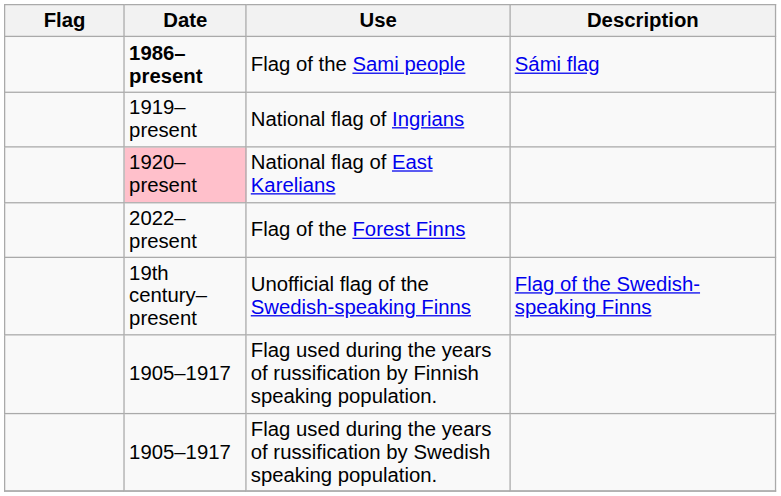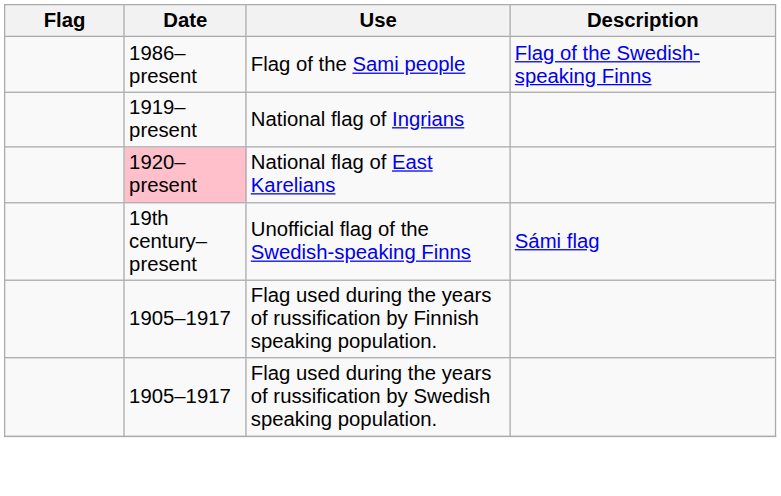(166, 64) bold -> (163, 64) normal
(557, 64) Sámi flag -> (607, 64) Flag of the Swedish-speaking Finns
- row: (358, 229)
(607, 296) Flag of the Swedish-speaking Finns -> (557, 240) Sámi flag
